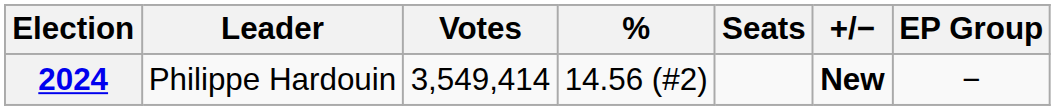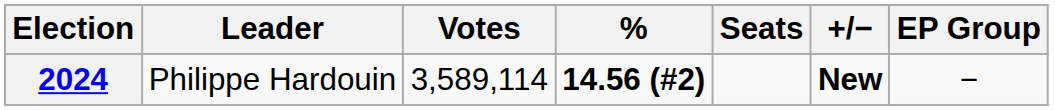(480, 79) 3,549,414 -> (479, 79) 3,589,114
(636, 79) normal -> (634, 79) bold
